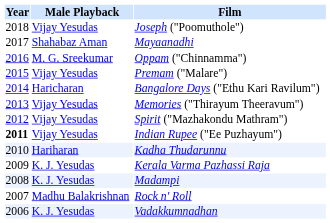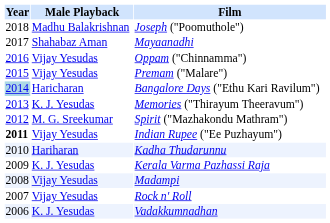(65, 27) Vijay Yesudas -> (81, 27) Madhu Balakrishnan
(72, 58) M. G. Sreekumar -> (65, 58) Vijay Yesudas
(17, 88) no background -> (17, 88) lightblue background
(65, 104) Vijay Yesudas -> (63, 104) K. J. Yesudas
(65, 119) Vijay Yesudas -> (72, 119) M. G. Sreekumar
(63, 180) K. J. Yesudas -> (65, 180) Vijay Yesudas
(81, 196) Madhu Balakrishnan -> (65, 196) Vijay Yesudas
